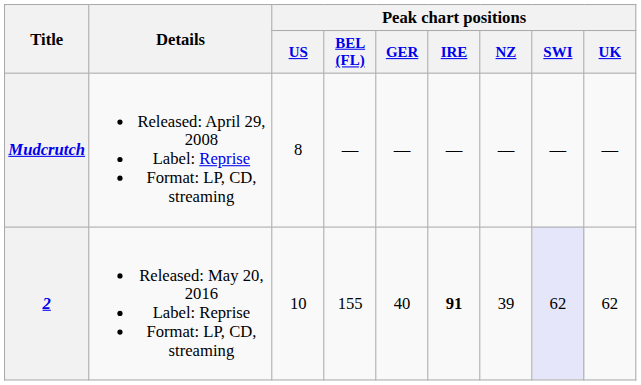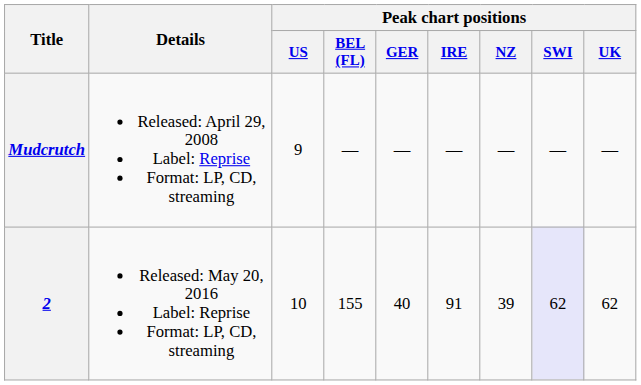(298, 149) 8 -> (298, 149) 9
(454, 303) bold -> (454, 303) normal
